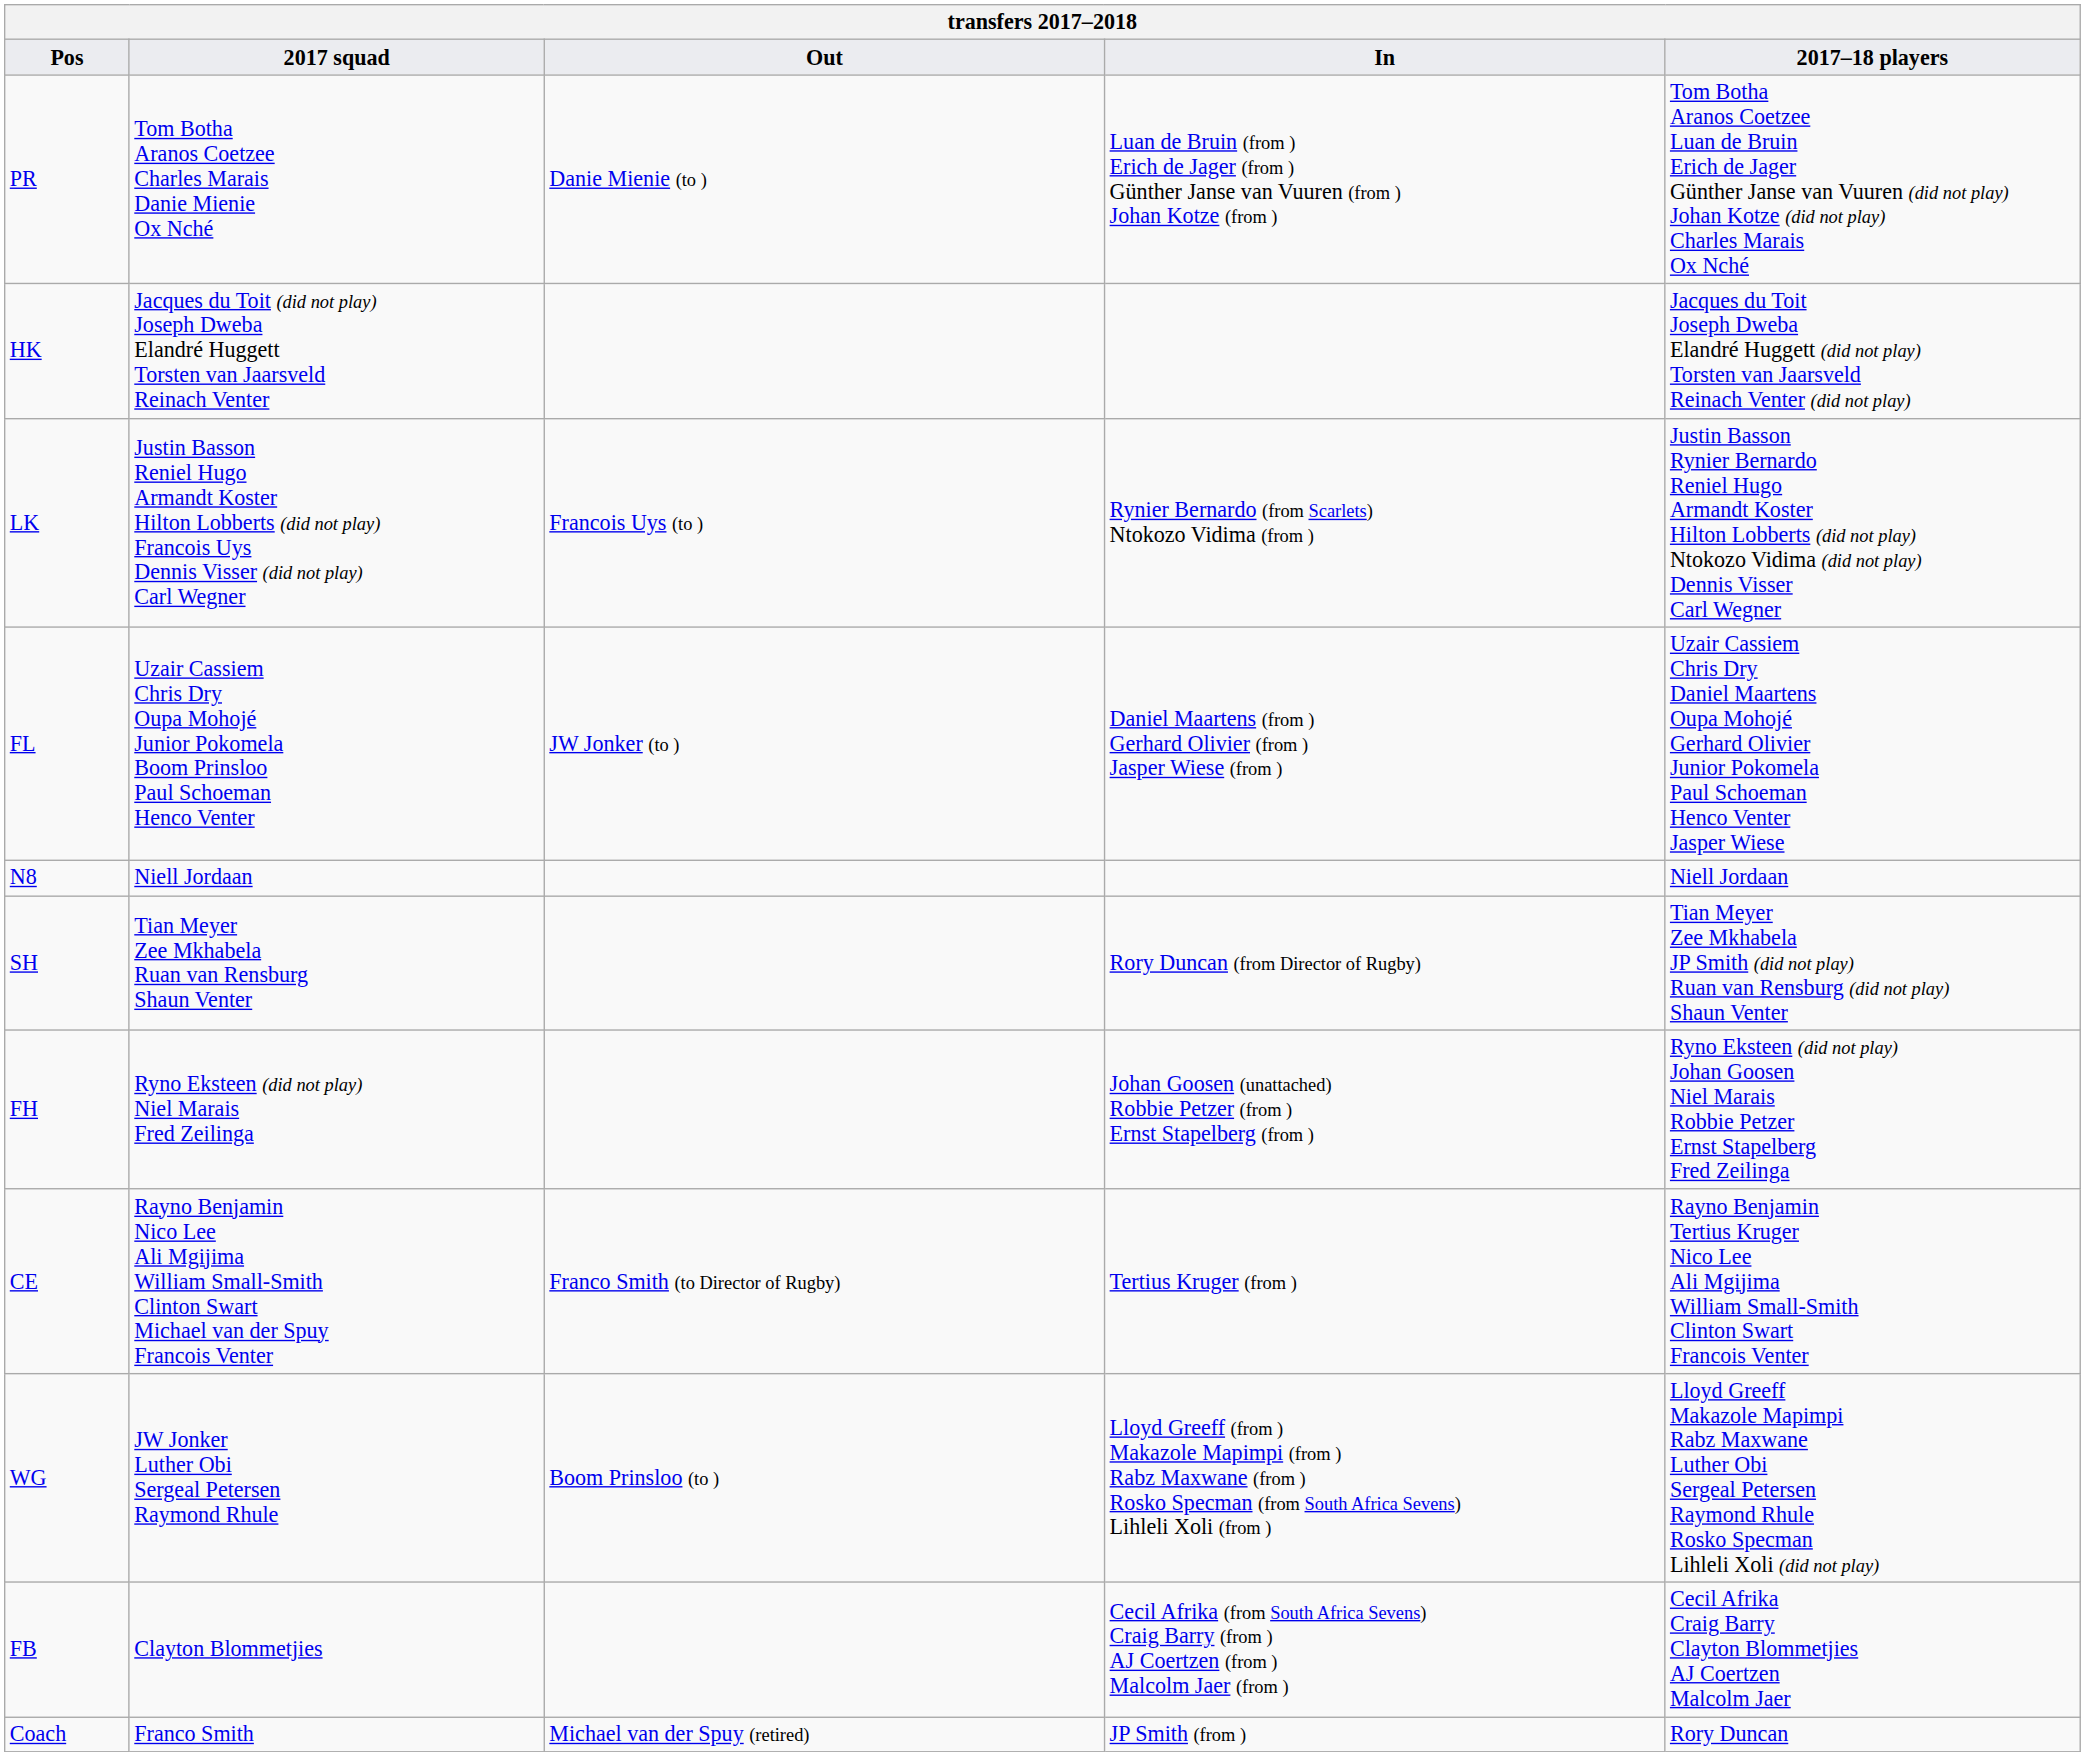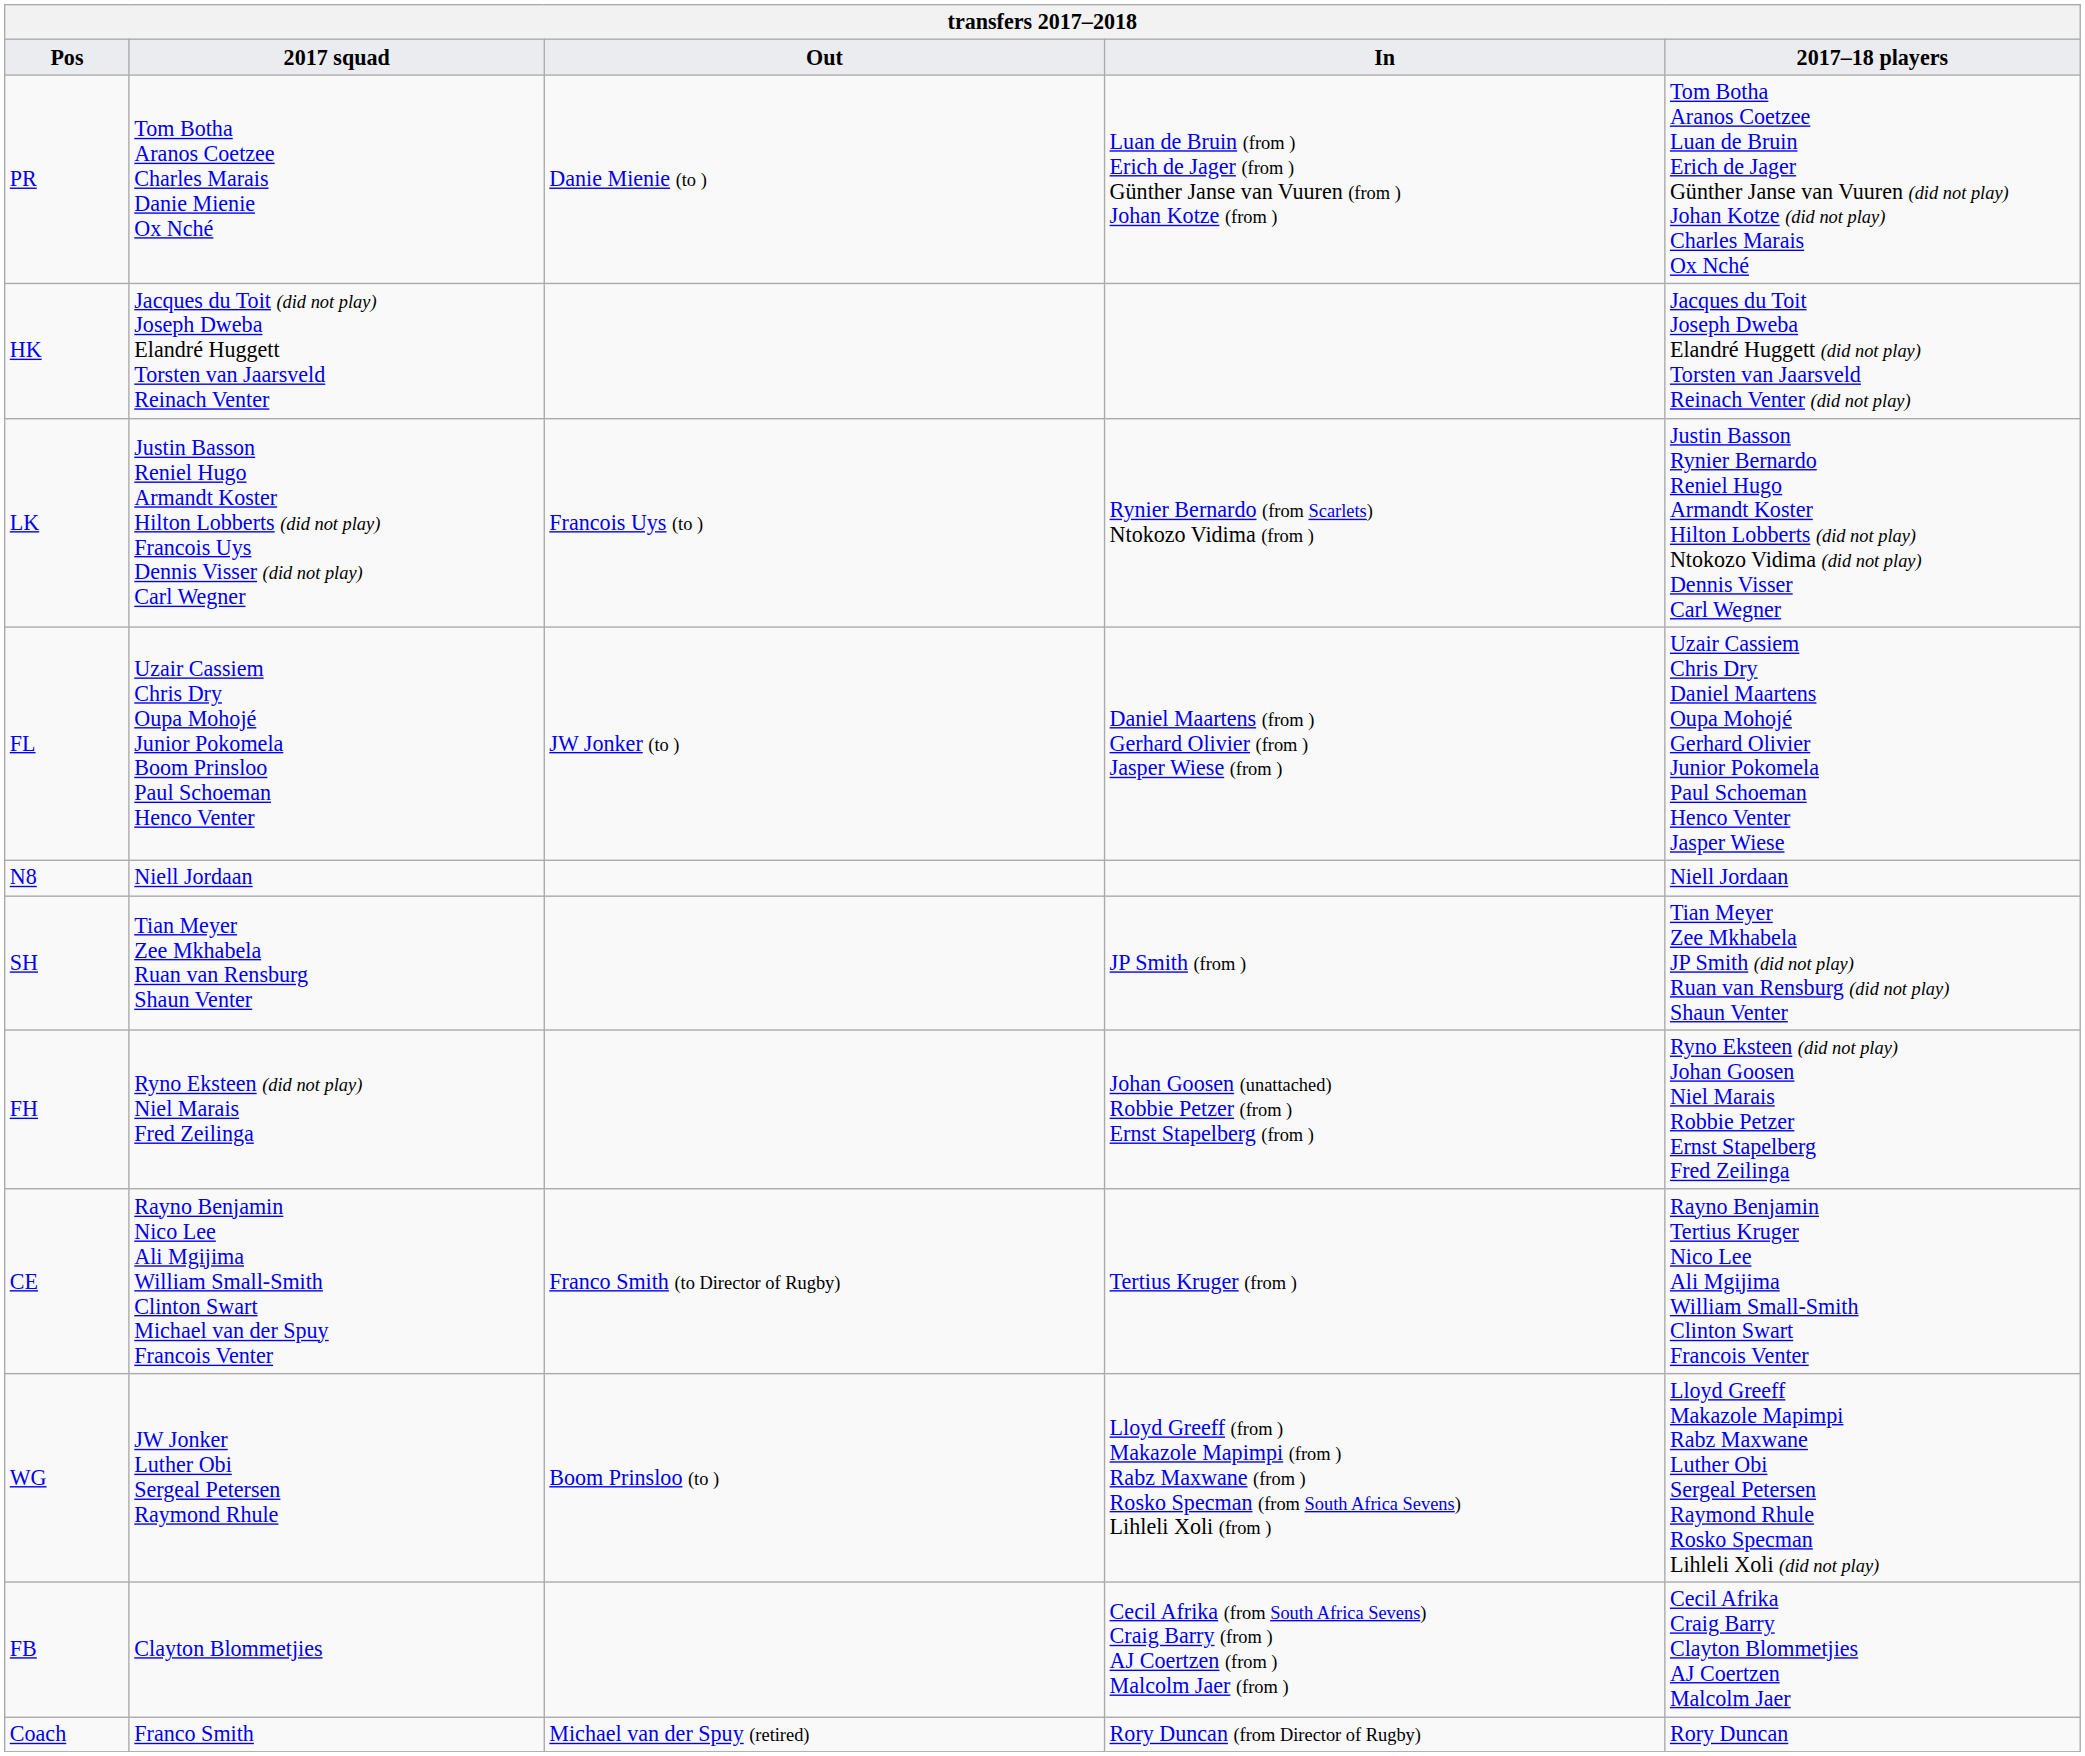(1265, 962) Rory Duncan (from Director of Rugby) -> (1178, 962) JP Smith (from )
(1178, 1733) JP Smith (from ) -> (1265, 1733) Rory Duncan (from Director of Rugby)
